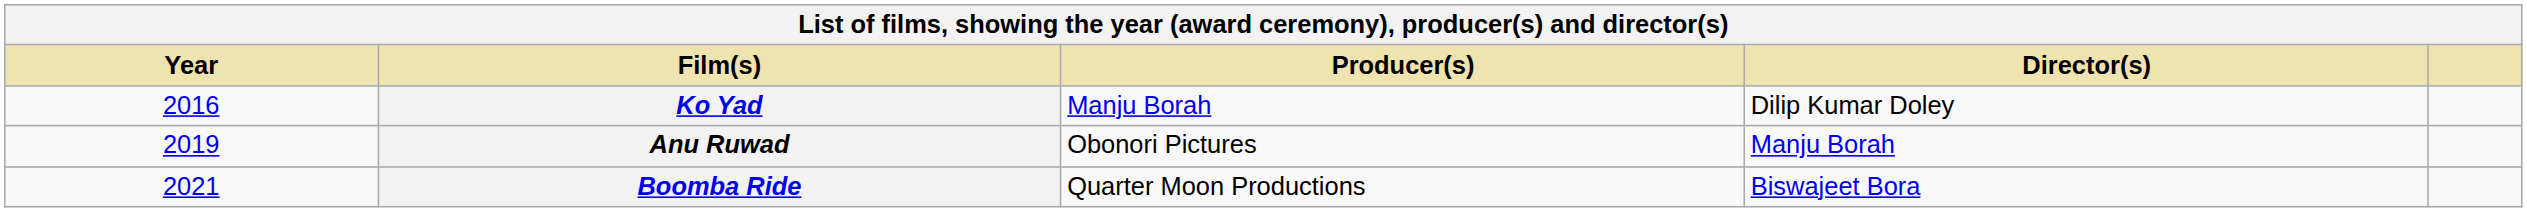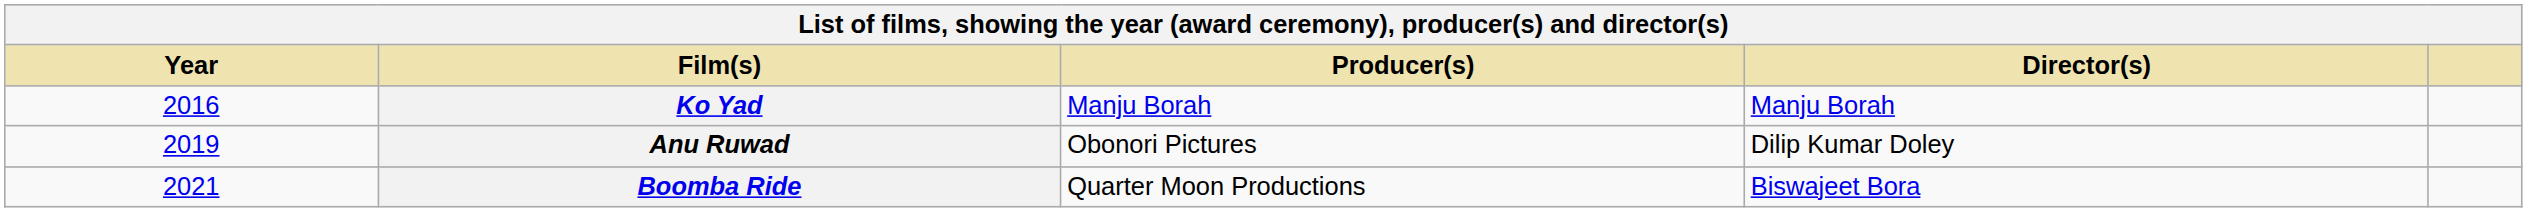(1853, 105) Dilip Kumar Doley -> (1823, 105) Manju Borah
(1823, 145) Manju Borah -> (1853, 145) Dilip Kumar Doley
